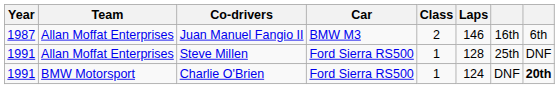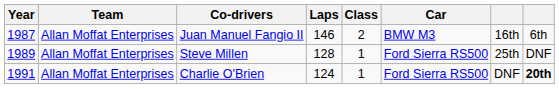columns swapped: (362, 15) <-> (474, 15)
(21, 54) 1991 -> (21, 54) 1989
(88, 74) BMW Motorsport -> (107, 74) Allan Moffat Enterprises
